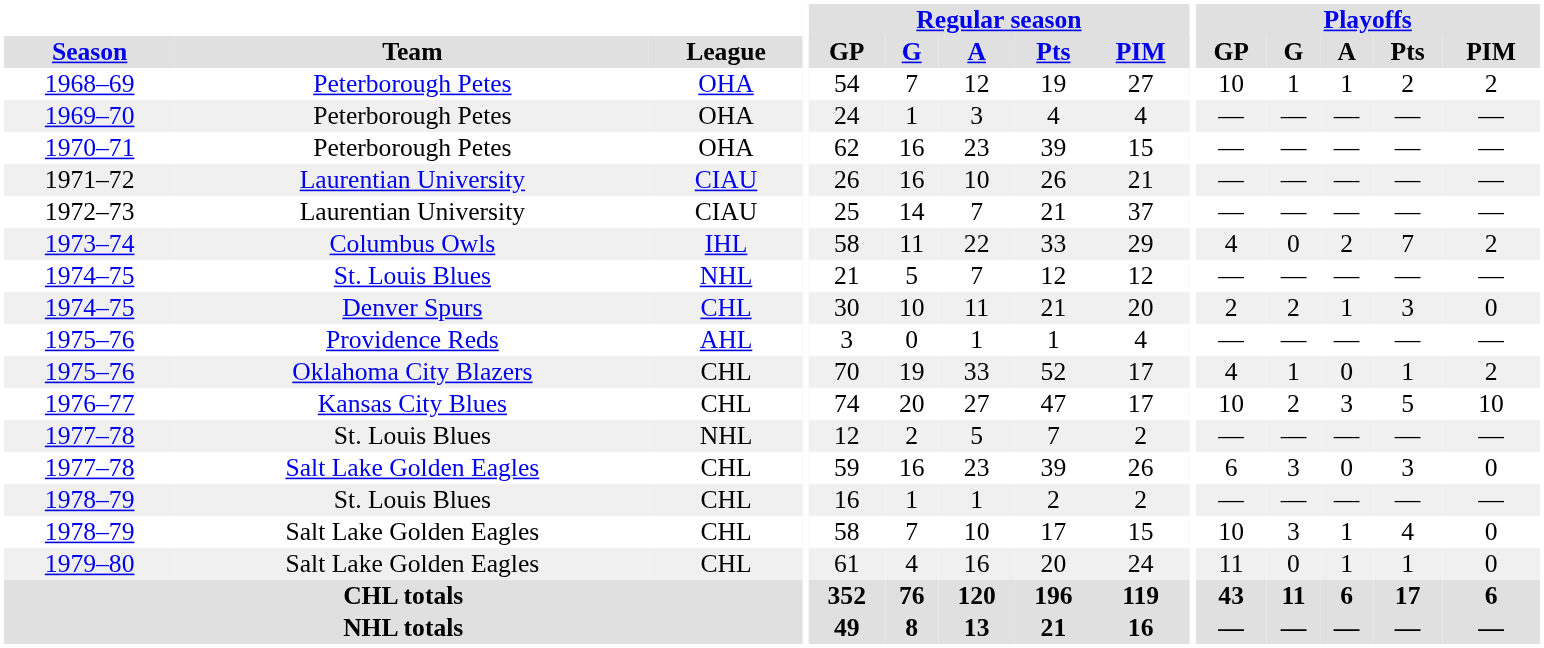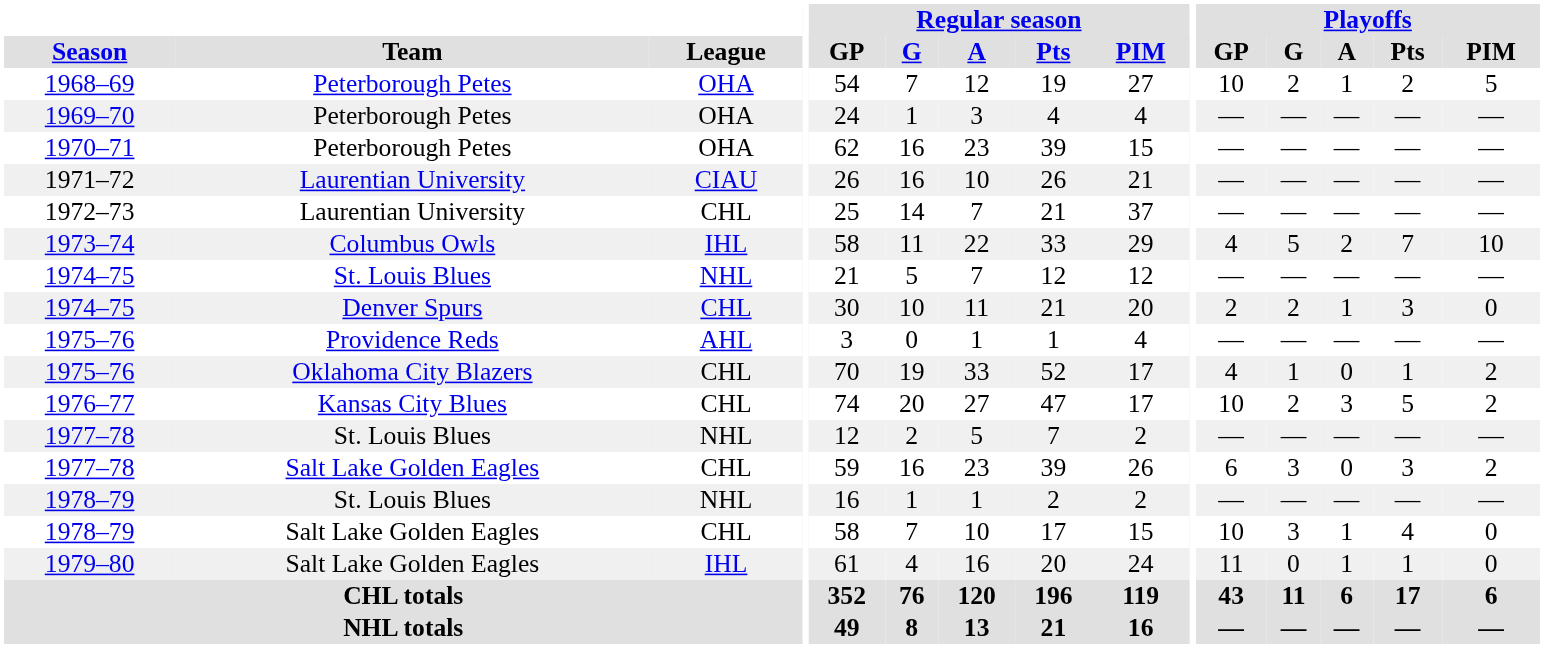(1293, 83) 1 -> (1293, 83) 2
(1491, 83) 2 -> (1491, 83) 5
(726, 211) CIAU -> (726, 211) CHL
(1293, 243) 0 -> (1293, 243) 5
(1491, 243) 2 -> (1491, 243) 10
(1491, 403) 10 -> (1491, 403) 2
(1491, 467) 0 -> (1491, 467) 2
(726, 499) CHL -> (726, 499) NHL
(726, 563) CHL -> (726, 563) IHL
